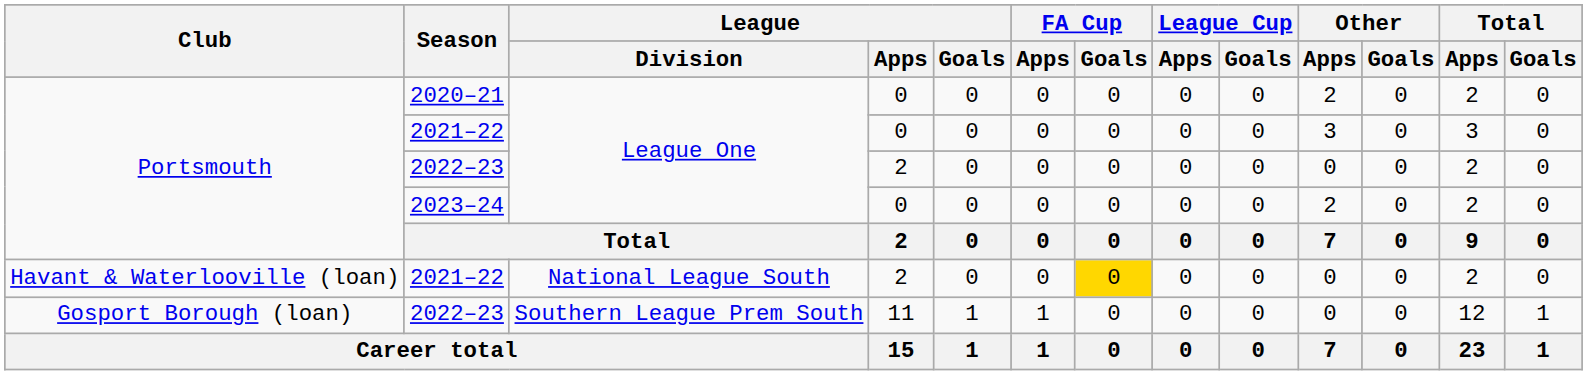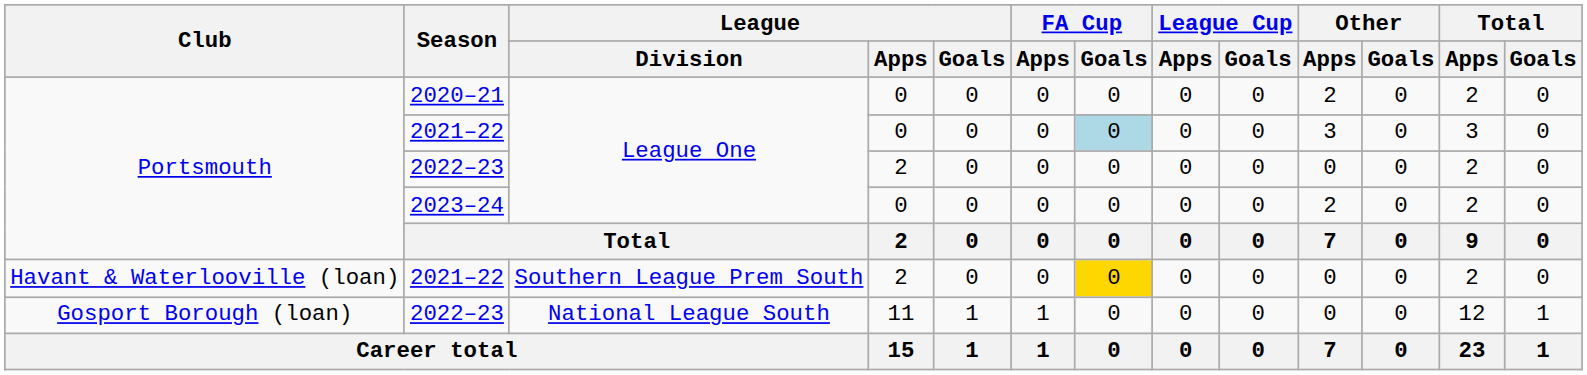(1114, 132) no background -> (1114, 132) lightblue background
(689, 278) National League South -> (689, 278) Southern League Prem South
(689, 315) Southern League Prem South -> (689, 315) National League South
